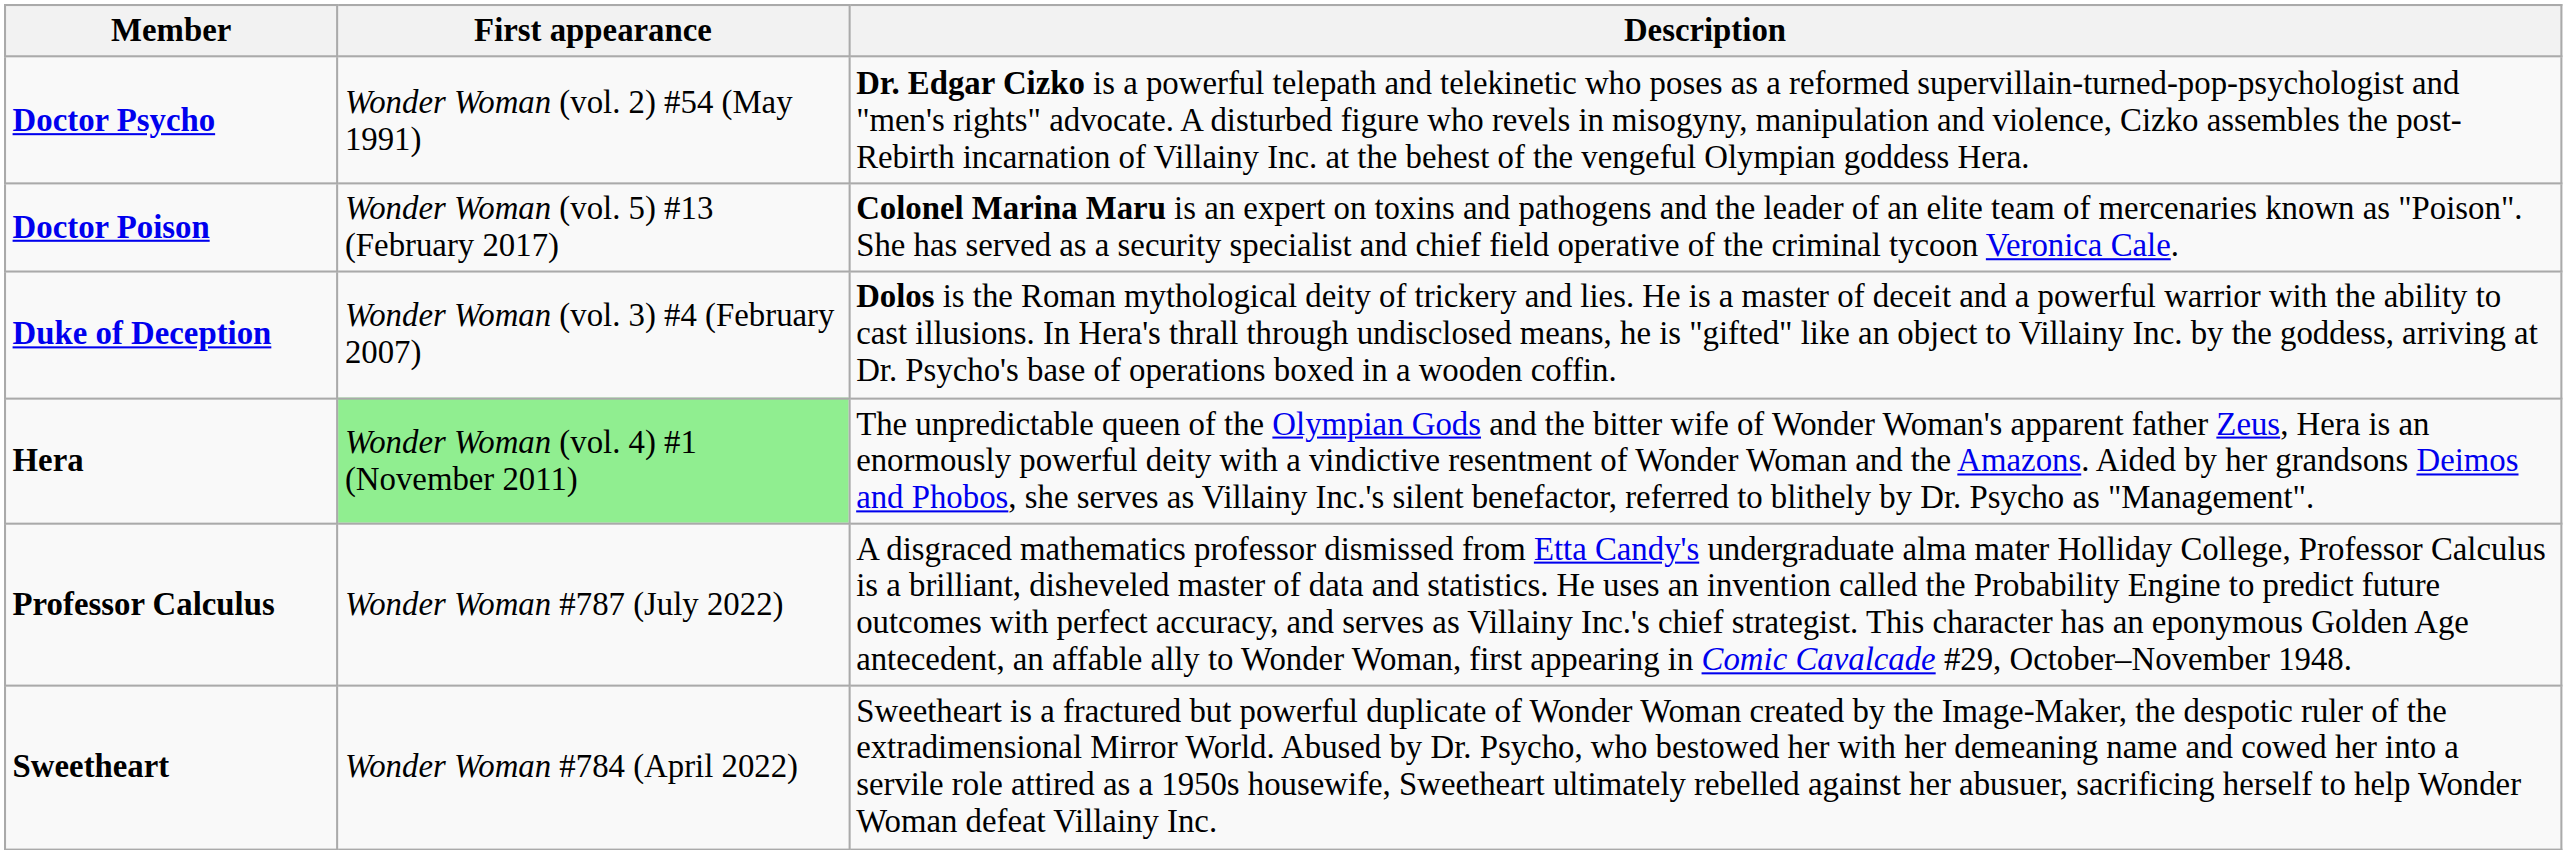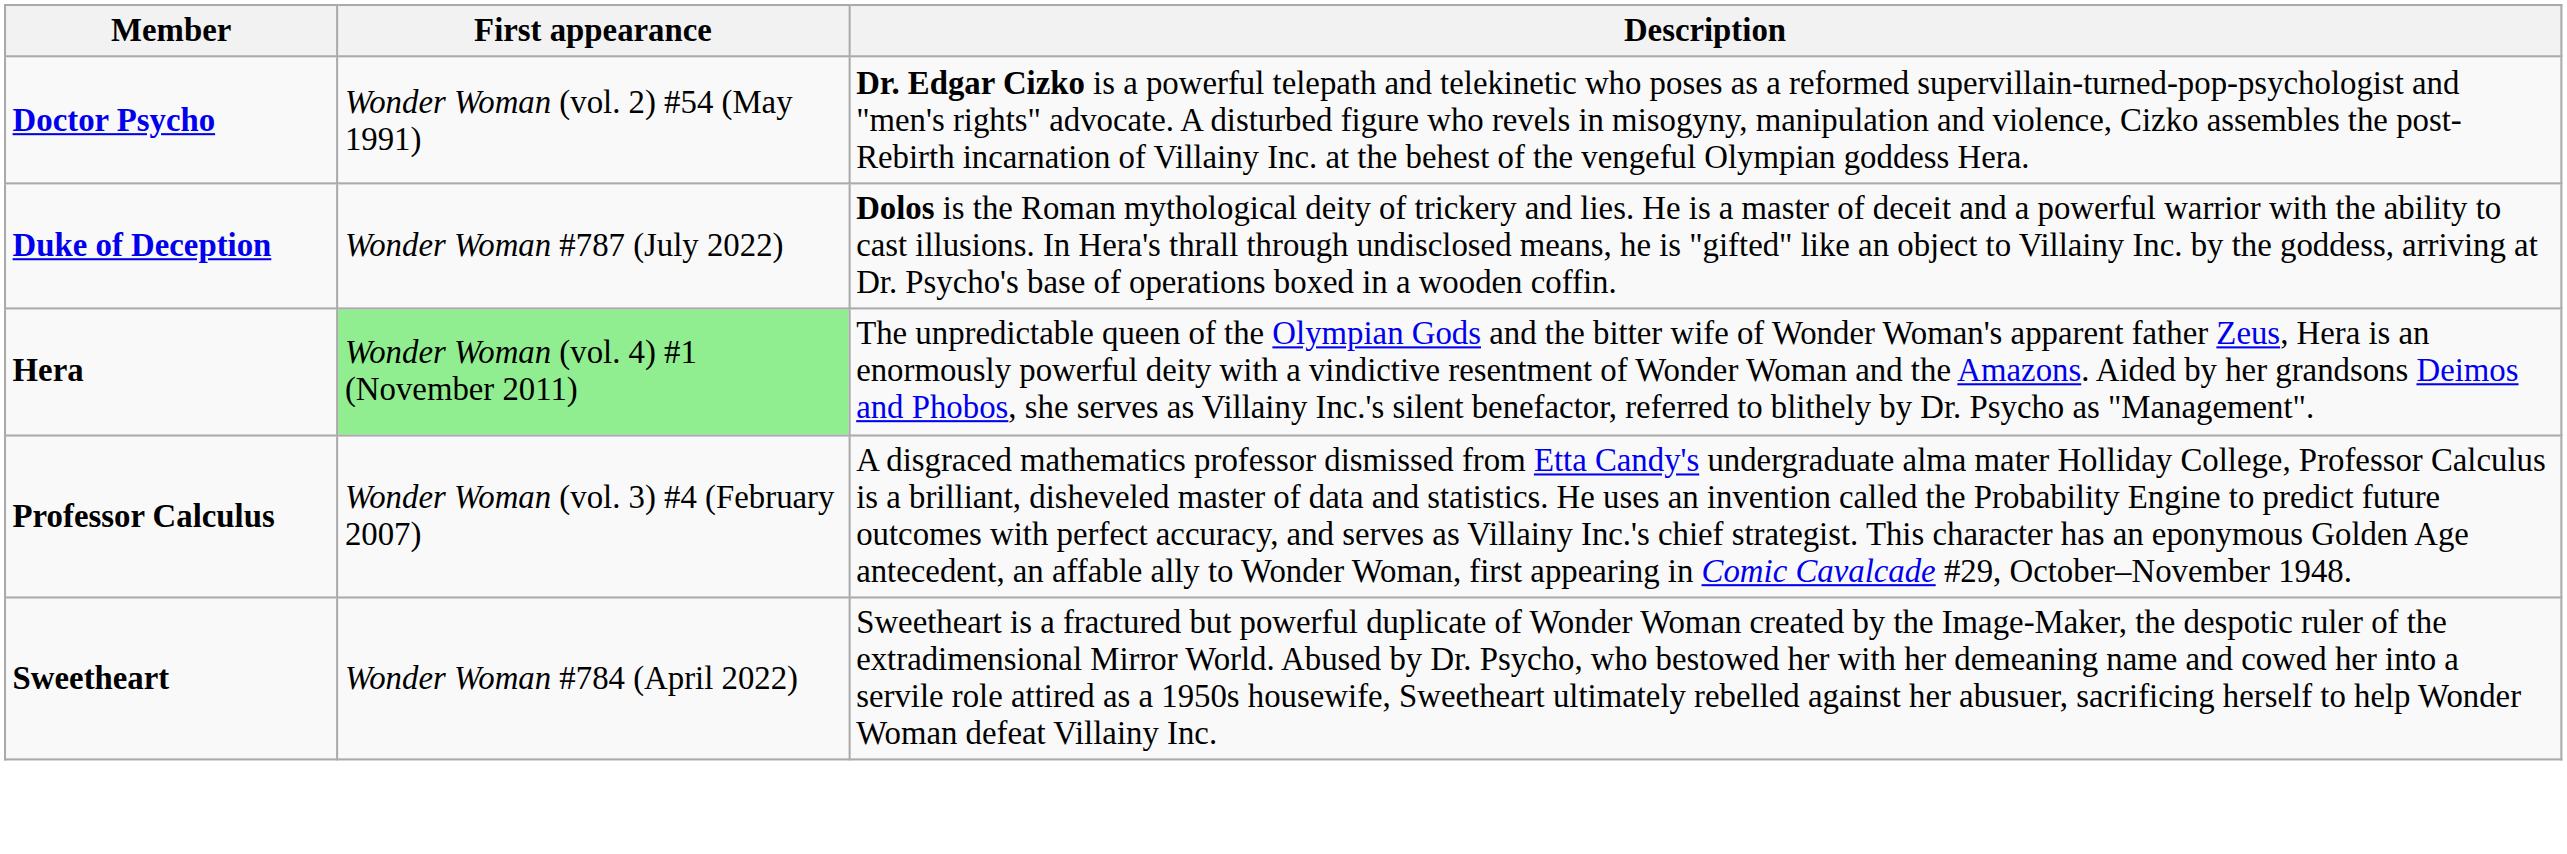- row: (111, 226)
(590, 334) Wonder Woman (vol. 3) #4 (February 2007) -> (564, 245) Wonder Woman #787 (July 2022)
(564, 604) Wonder Woman #787 (July 2022) -> (590, 515) Wonder Woman (vol. 3) #4 (February 2007)
